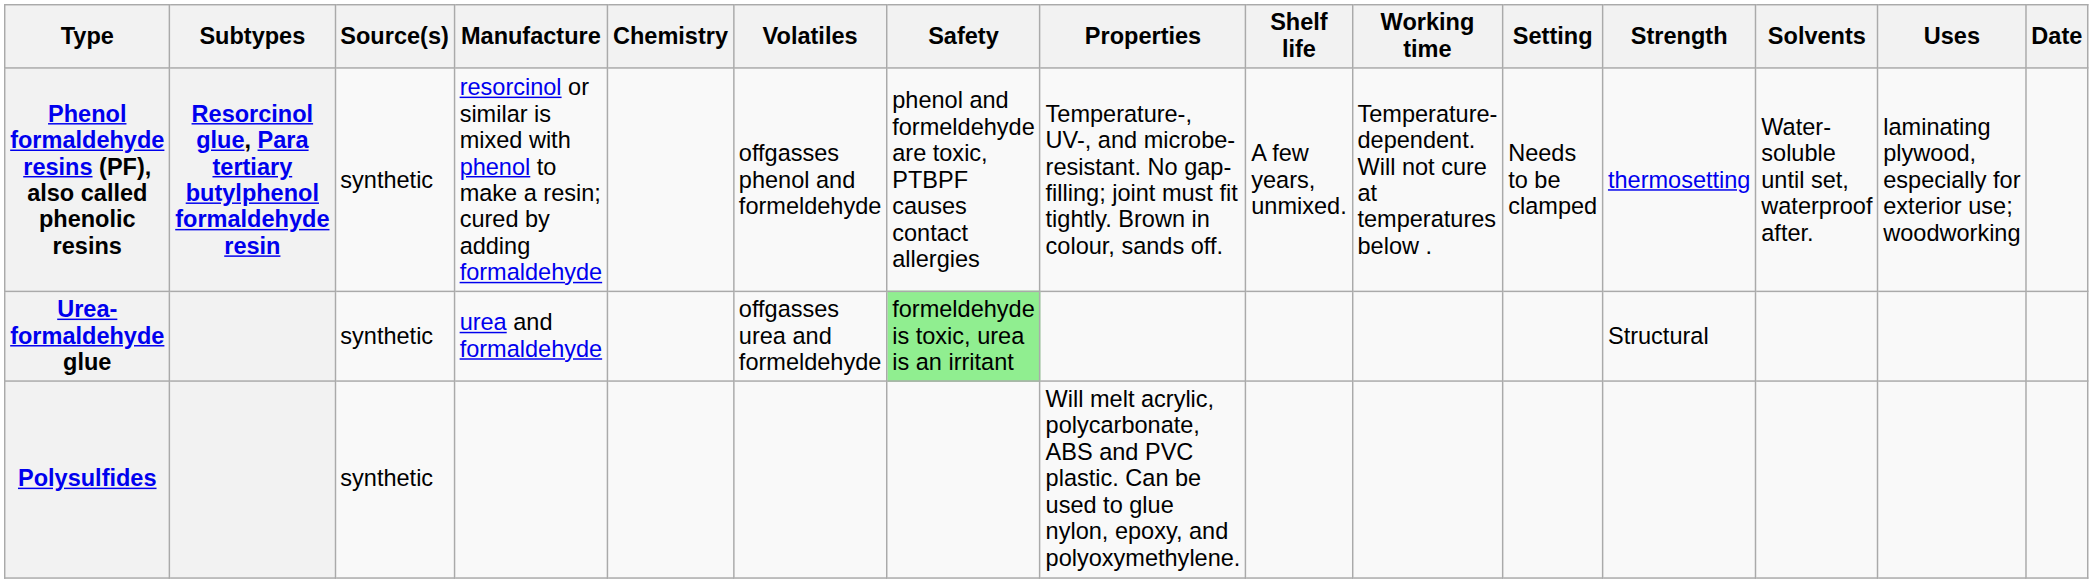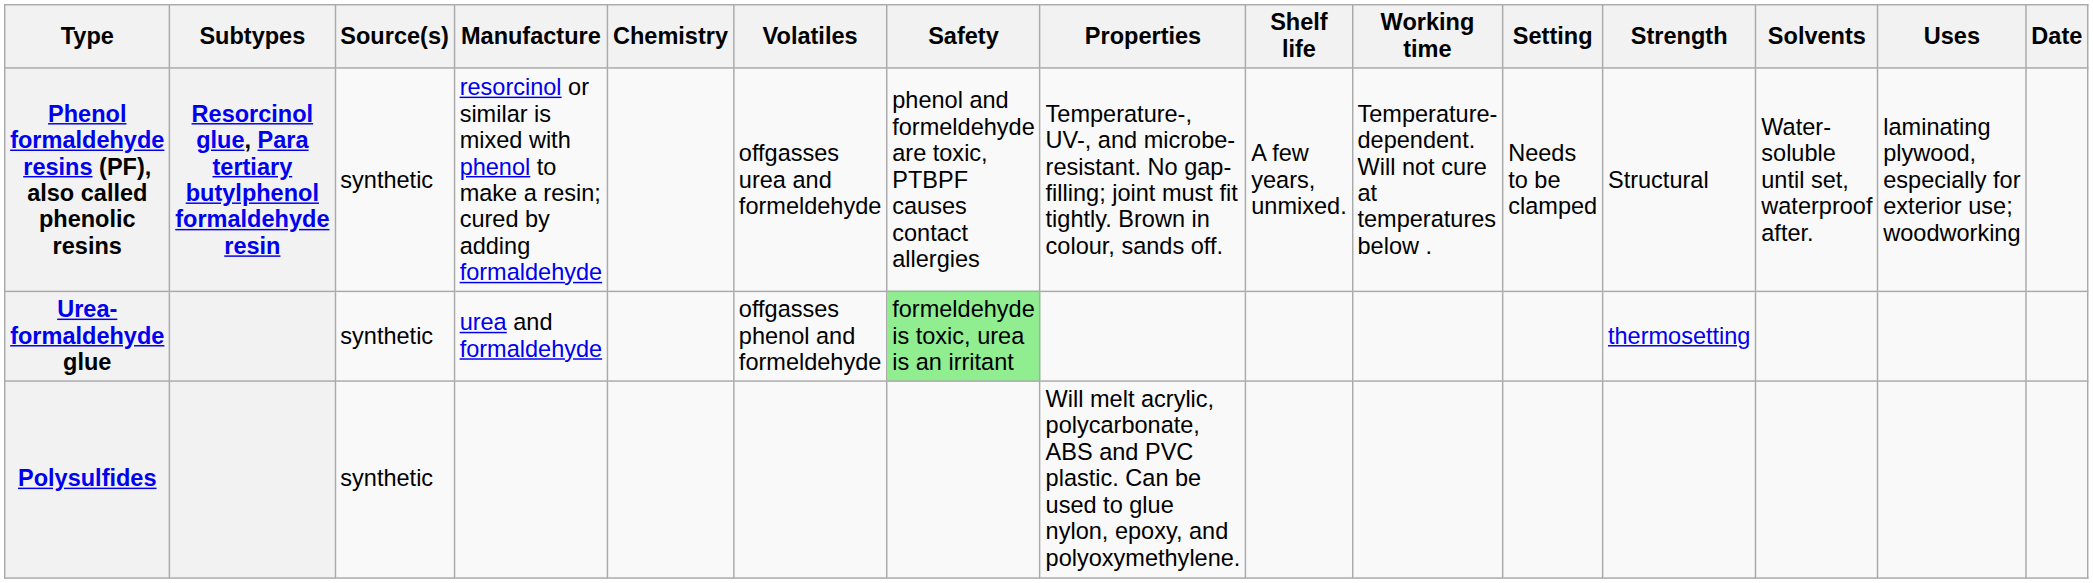(810, 179) offgasses phenol and formeldehyde -> (810, 179) offgasses urea and formeldehyde
(1679, 179) thermosetting -> (1658, 179) Structural
(810, 335) offgasses urea and formeldehyde -> (810, 335) offgasses phenol and formeldehyde
(1658, 335) Structural -> (1679, 335) thermosetting
